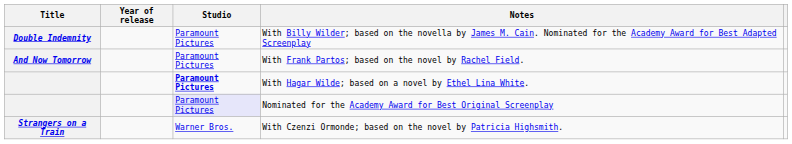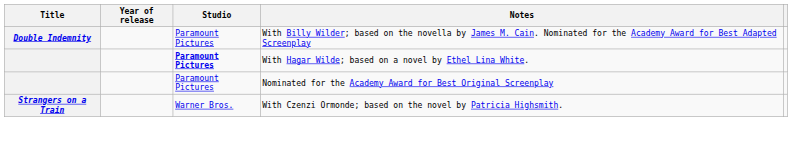- row: (393, 60)
(197, 105) lavender background -> (197, 83) no background
